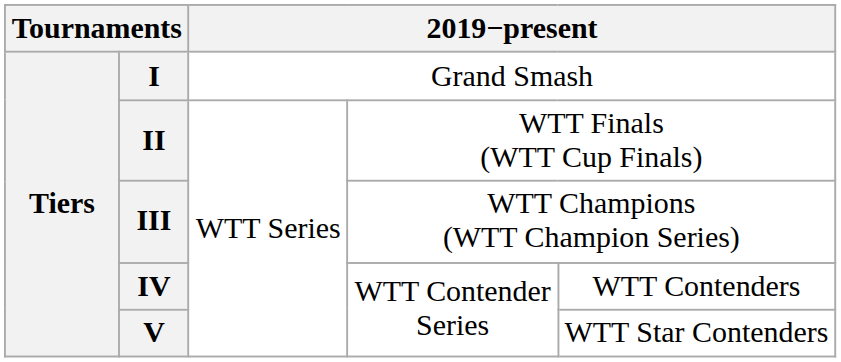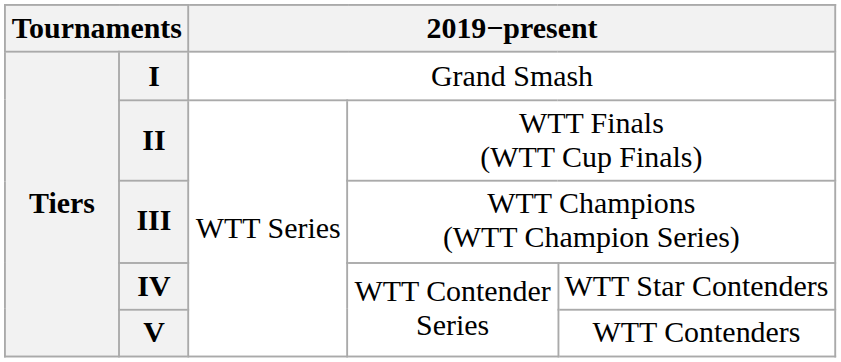(696, 285) WTT Contenders -> (696, 285) WTT Star Contenders
(696, 332) WTT Star Contenders -> (696, 332) WTT Contenders
